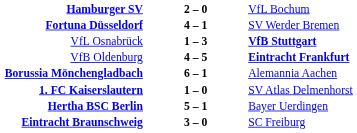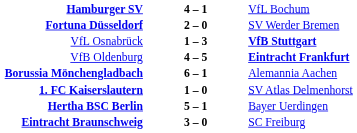(196, 9) 2 – 0 -> (196, 9) 4 – 1
(196, 25) 4 – 1 -> (196, 25) 2 – 0
